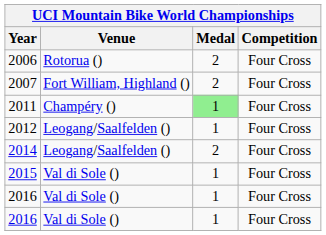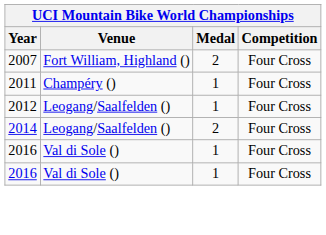- row: (23, 60)
(216, 106) lightgreen background -> (216, 83) no background
- row: (23, 173)
